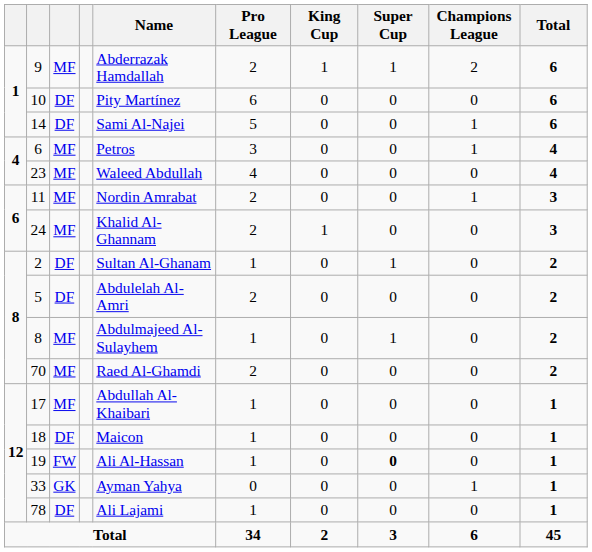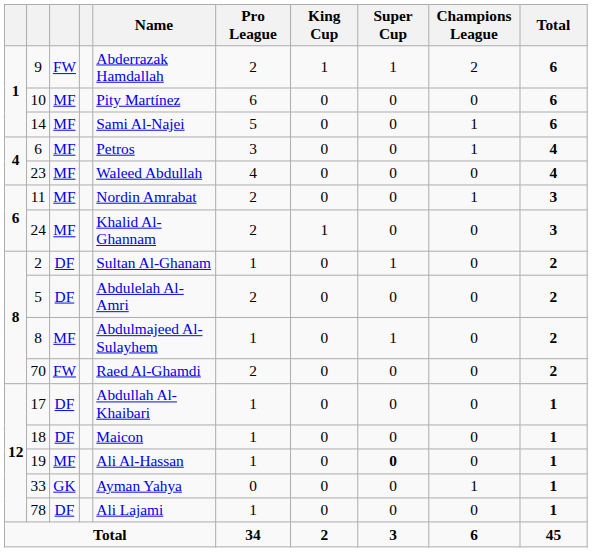(64, 66) MF -> (64, 66) FW
(64, 99) DF -> (64, 99) MF
(64, 124) DF -> (64, 124) MF
(64, 371) MF -> (64, 371) FW
(64, 404) MF -> (64, 404) DF
(64, 461) FW -> (64, 461) MF
